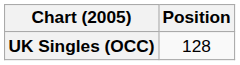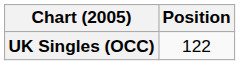(197, 45) 128 -> (197, 45) 122
